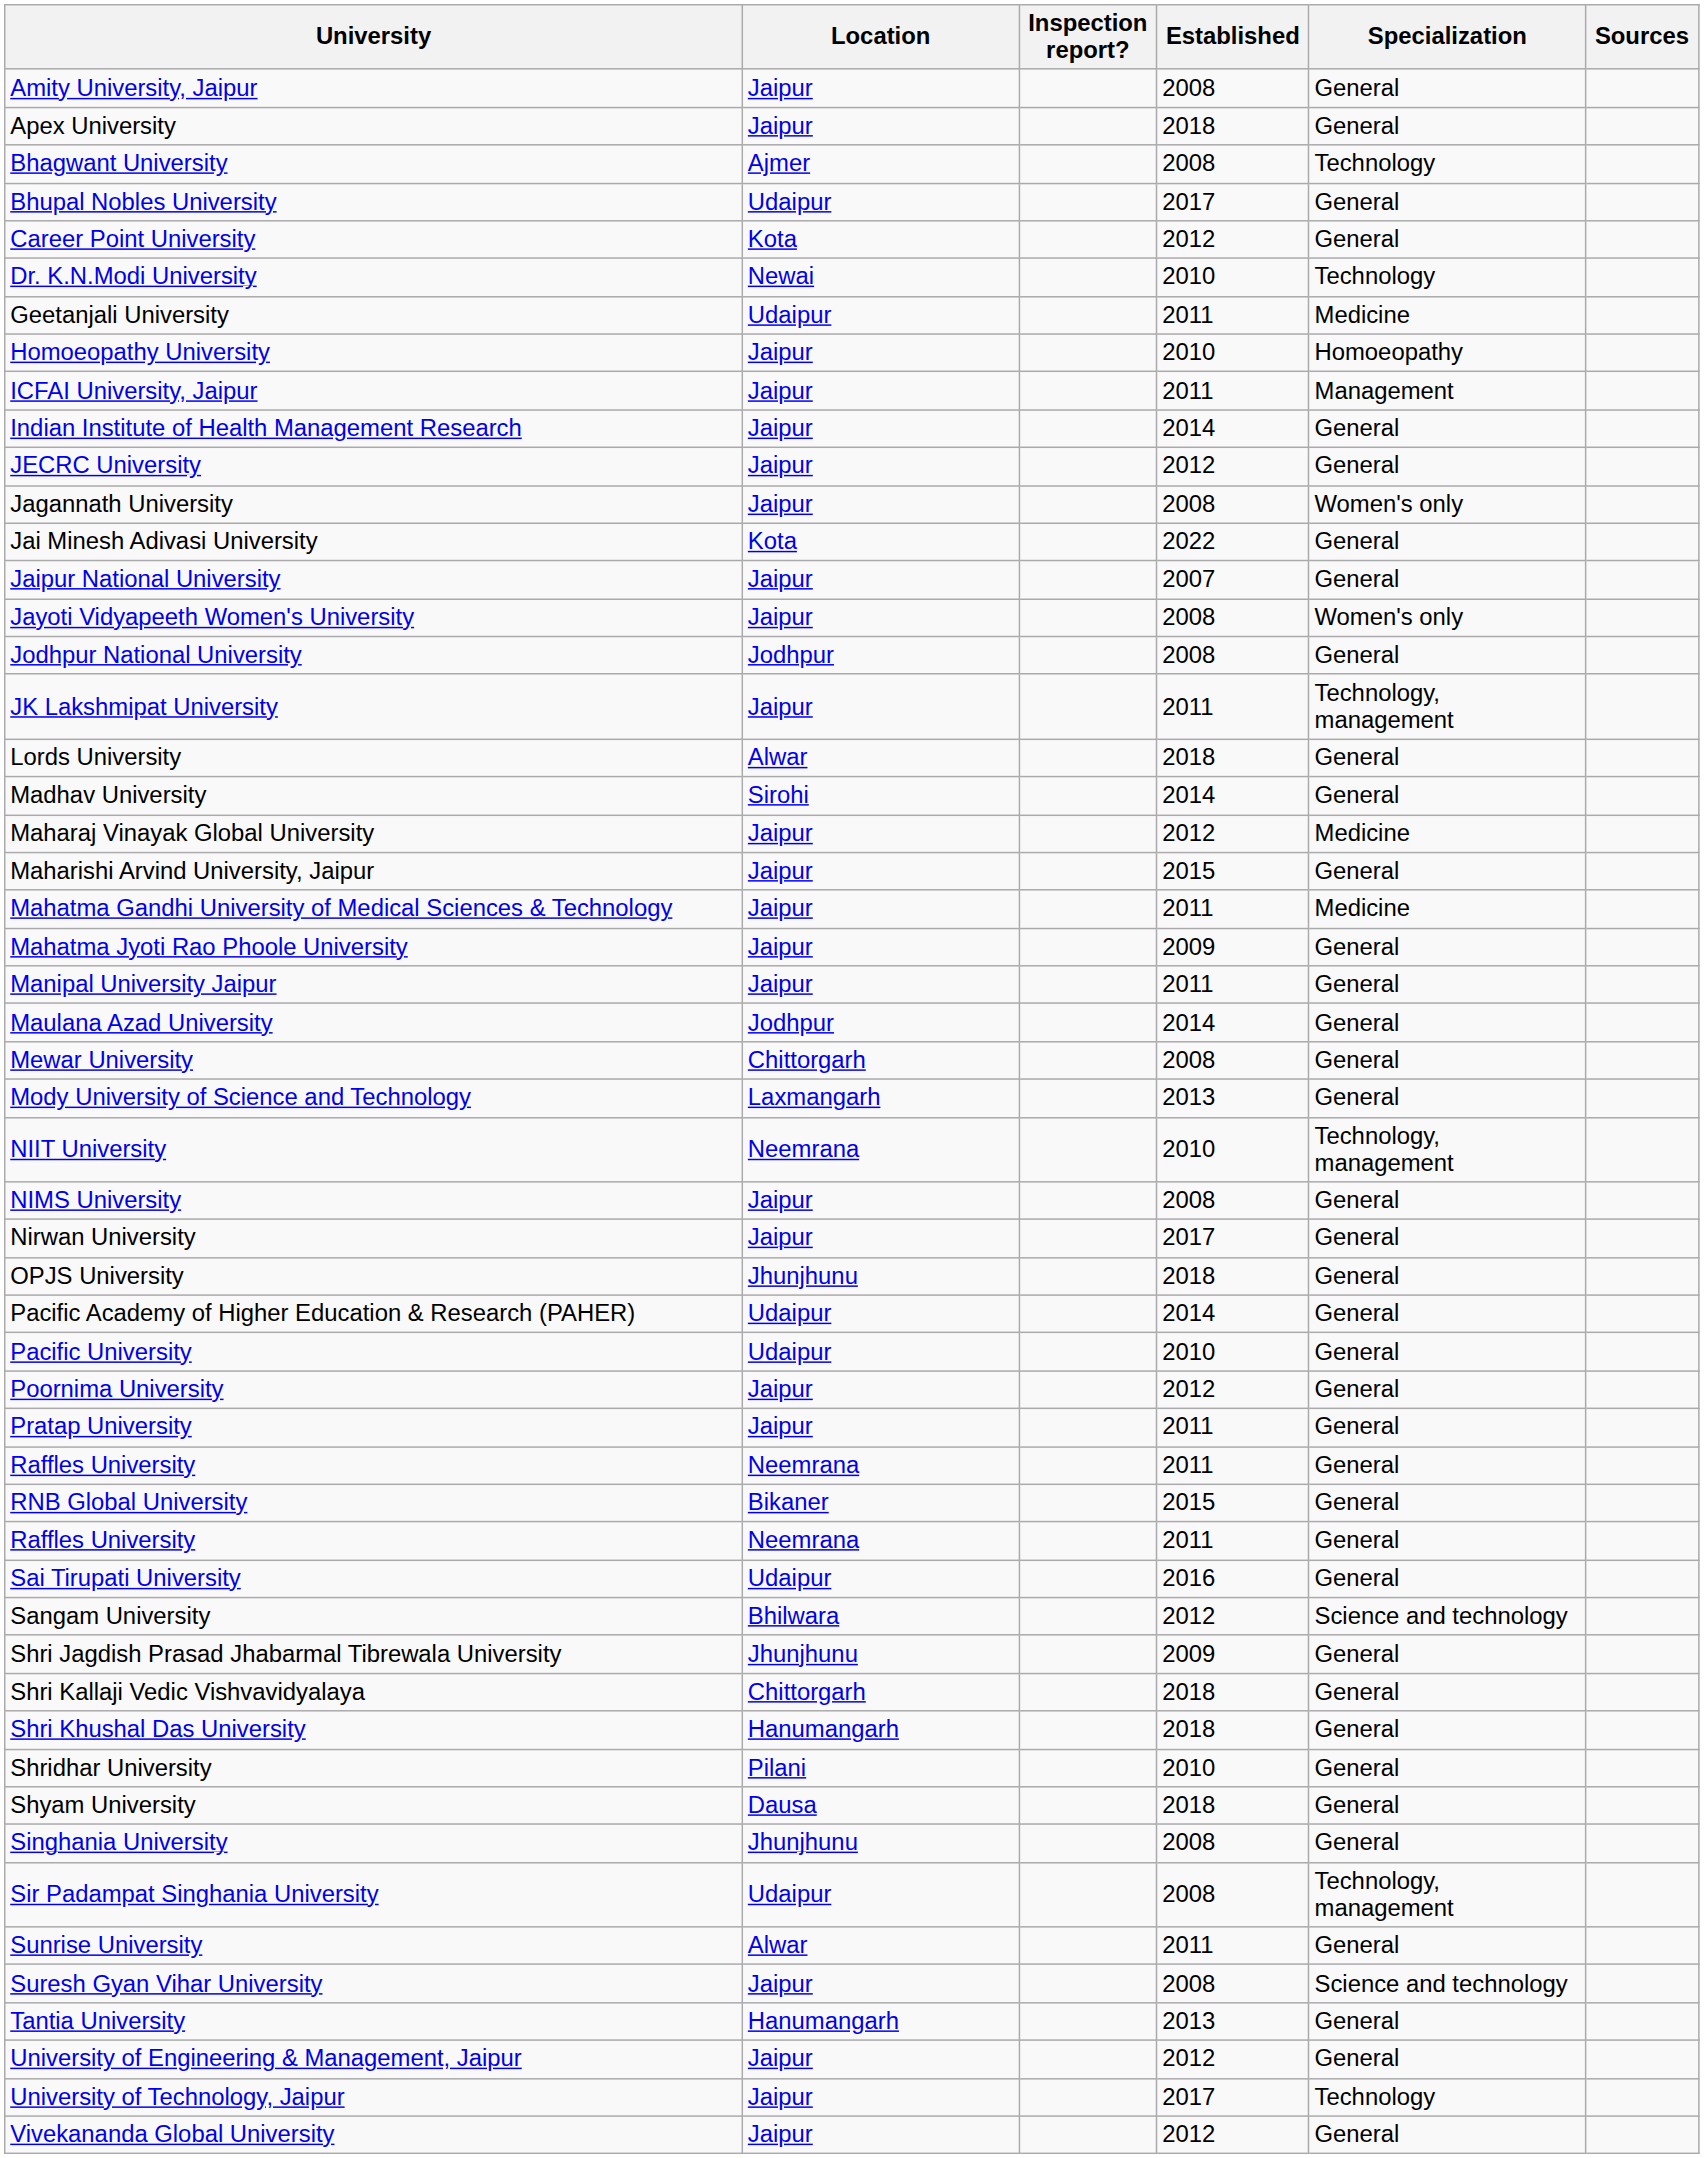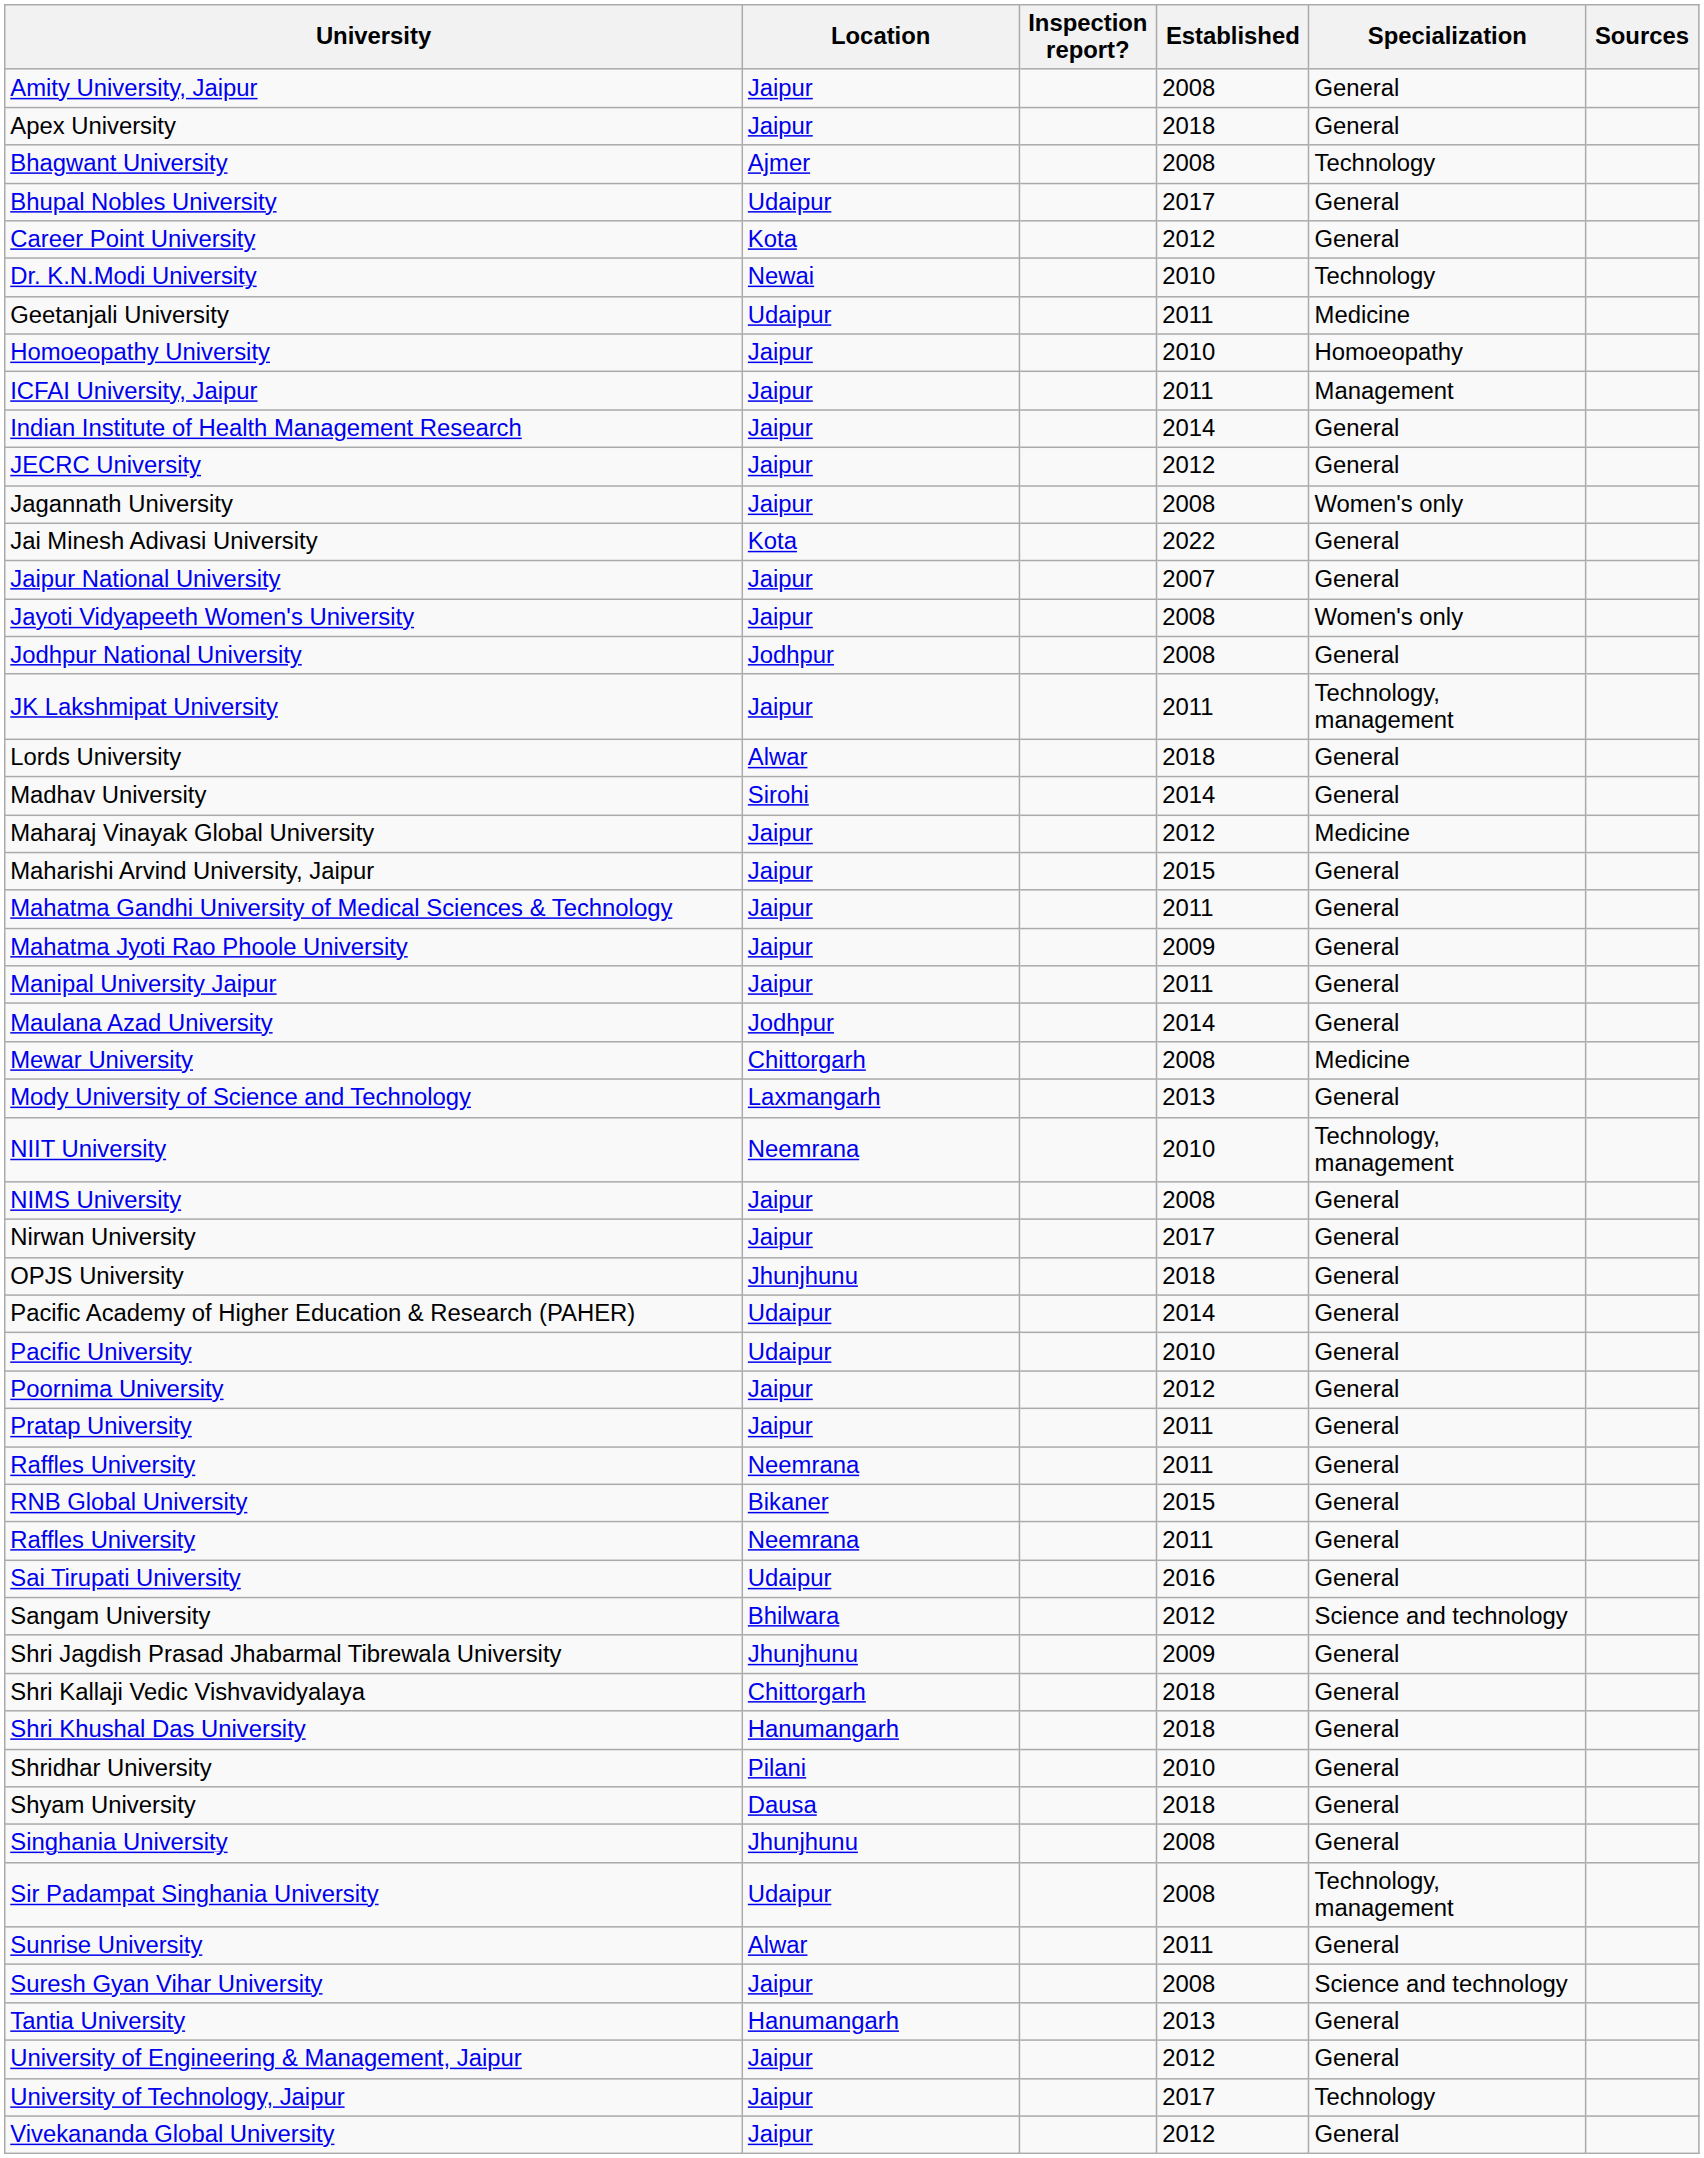(1362, 908) Medicine -> (1357, 908) General
(1357, 1060) General -> (1362, 1060) Medicine
